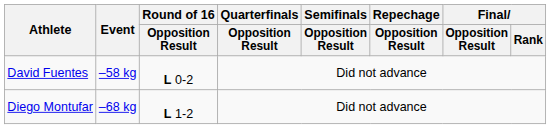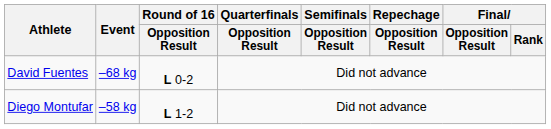(118, 73) –58 kg -> (118, 73) –68 kg
(118, 107) –68 kg -> (118, 107) –58 kg
